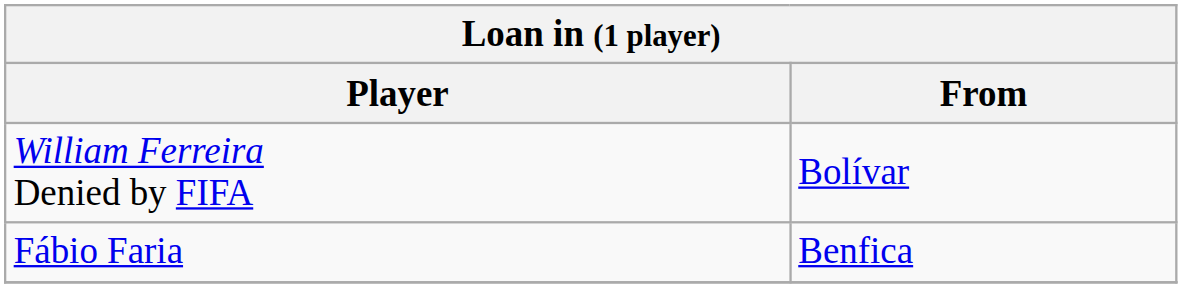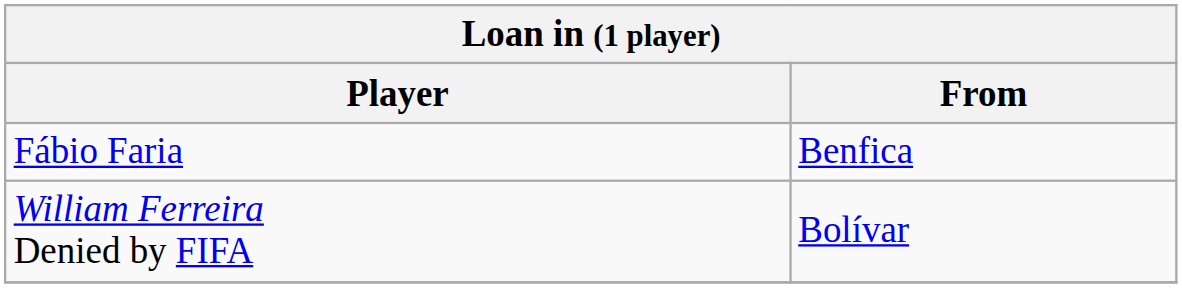rows swapped: (98, 251) <-> (139, 171)
